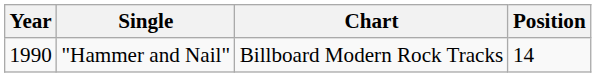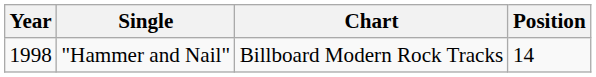(31, 54) 1990 -> (31, 54) 1998
